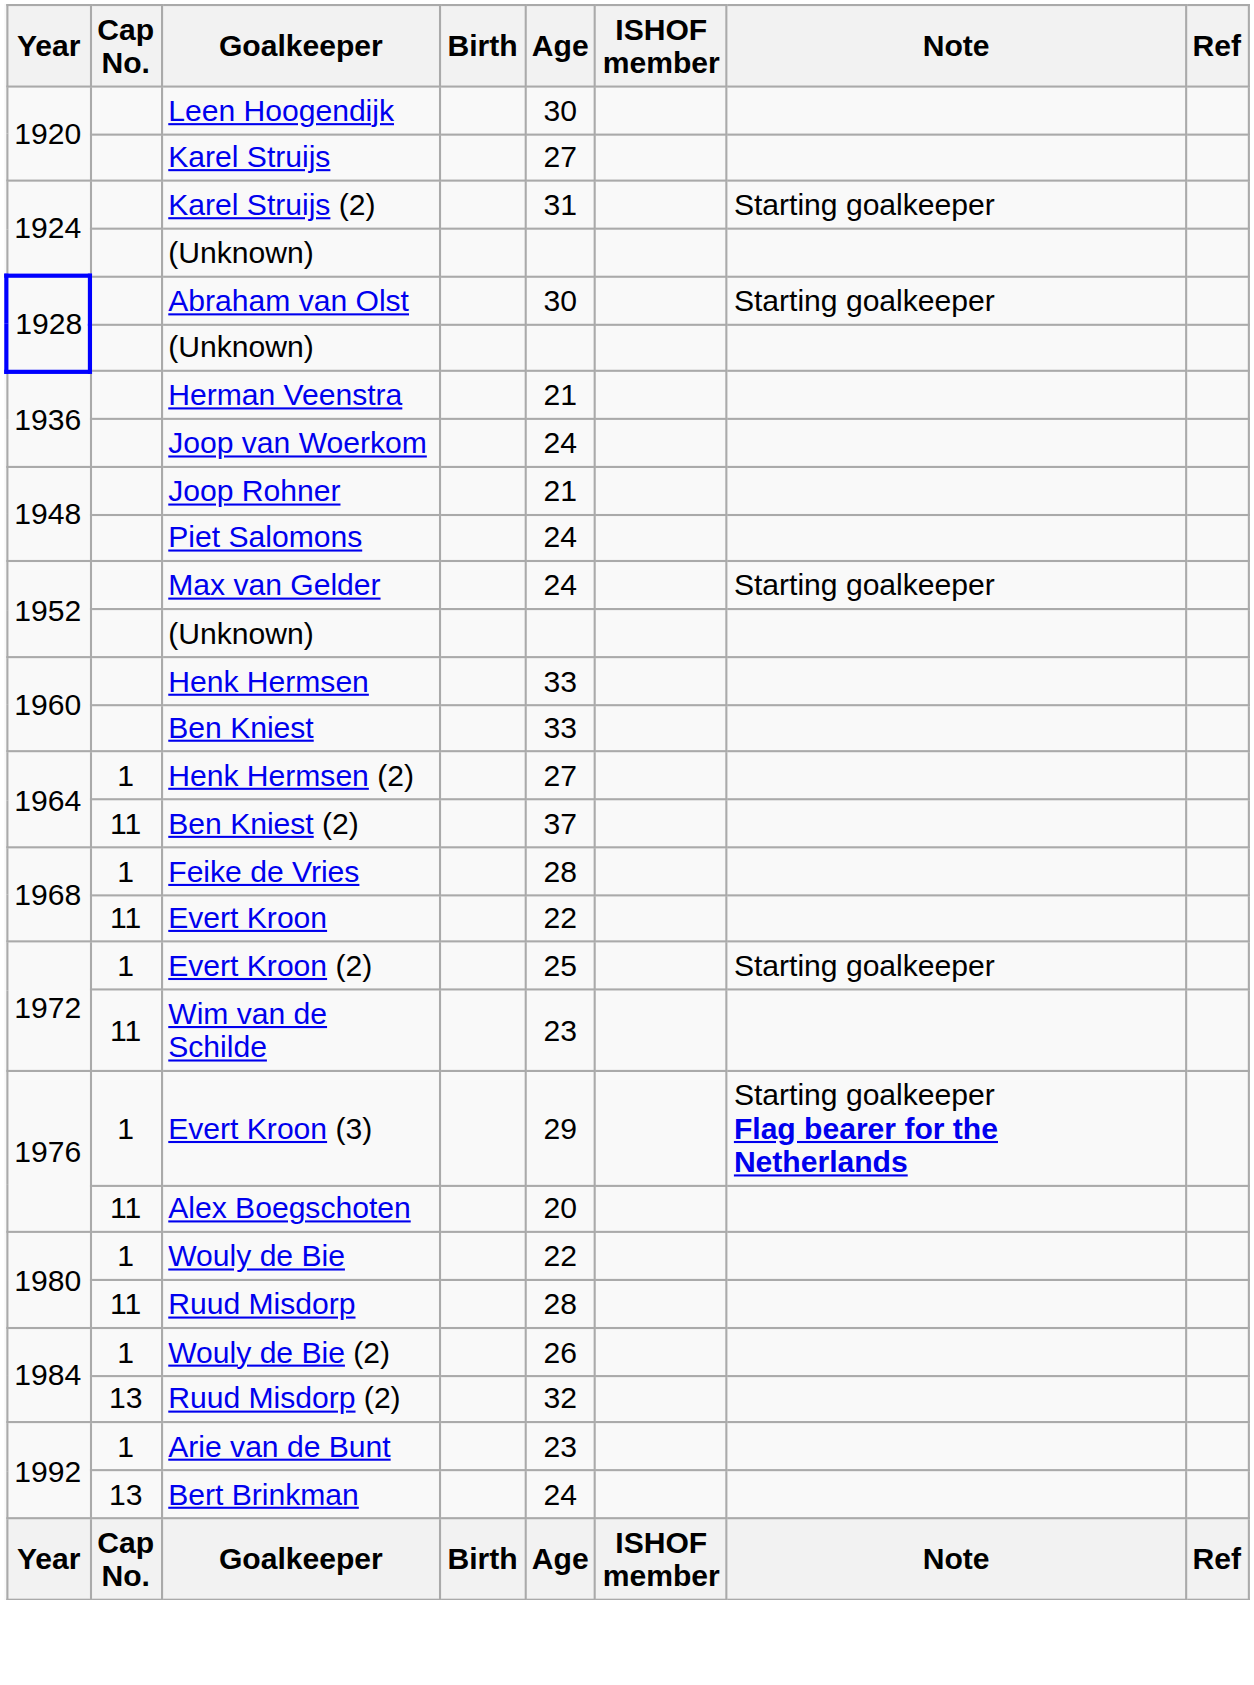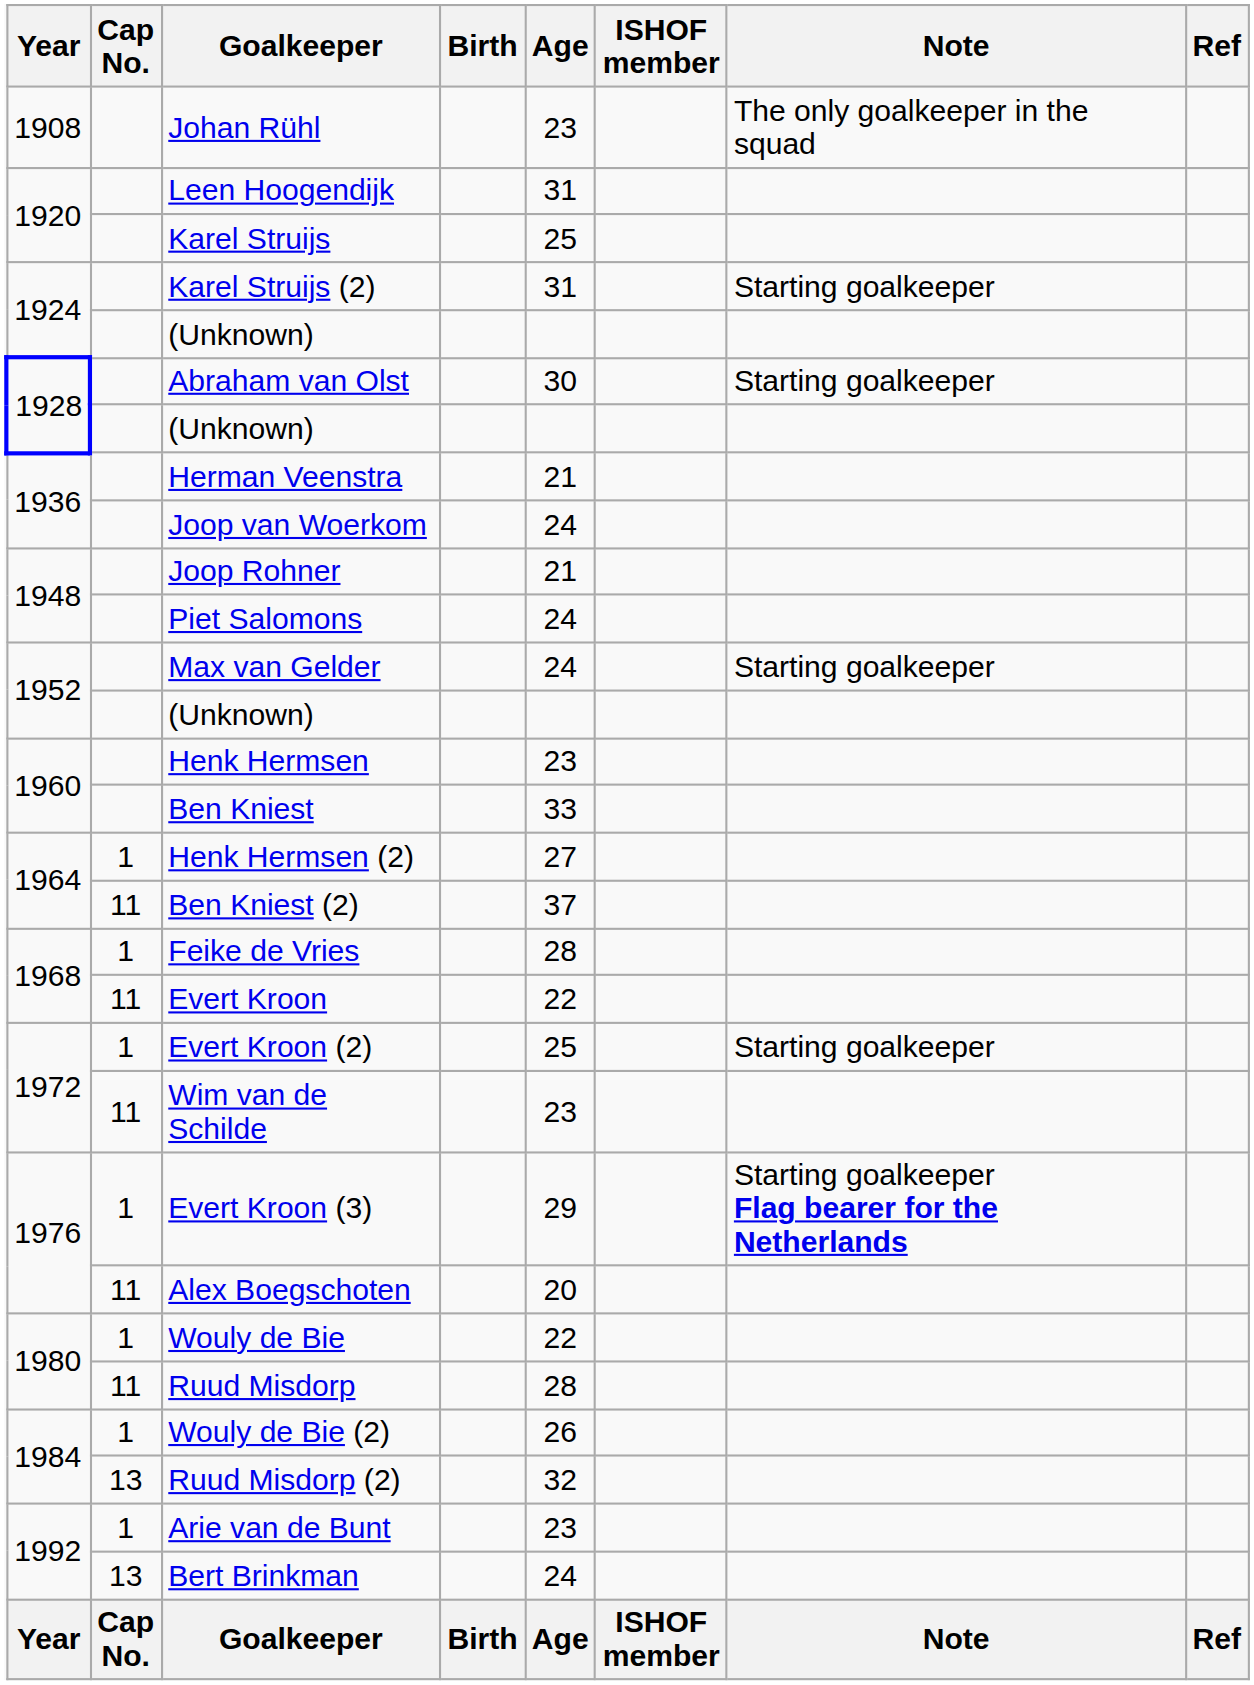+ row: (48, 127)
(560, 110) 30 -> (560, 191) 31
(560, 158) 27 -> (560, 239) 25
(560, 681) 33 -> (560, 762) 23
